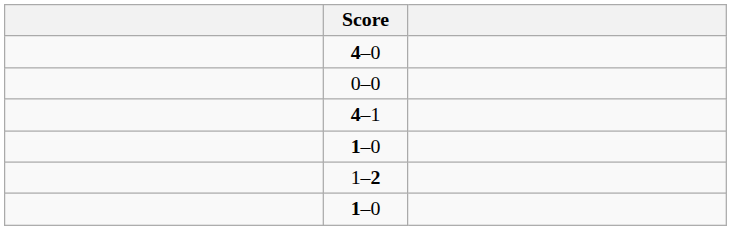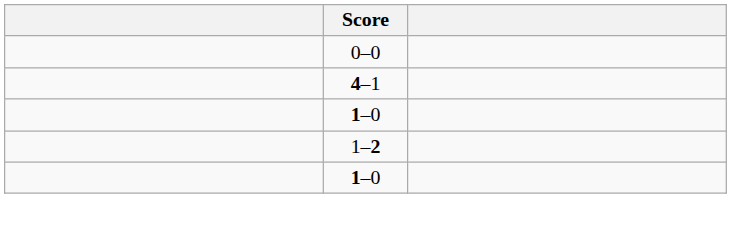- row: (164, 52)
